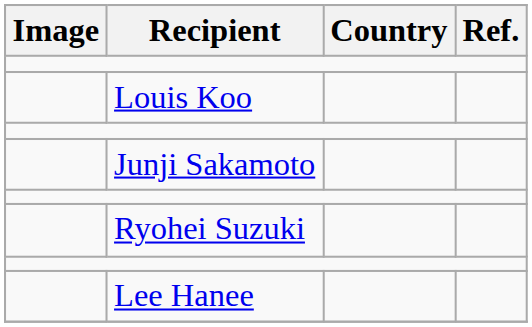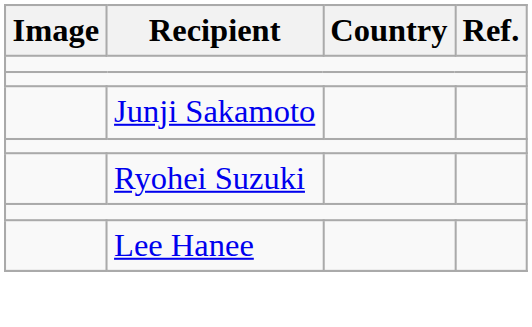- row: (56, 97)
